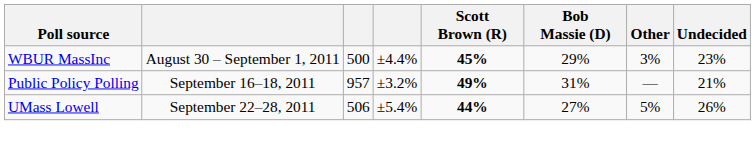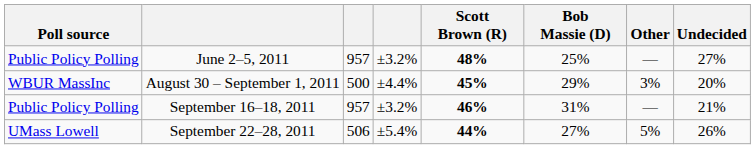+ row: (243, 58)
(712, 58) 23% -> (712, 82) 20%
(472, 82) 49% -> (472, 107) 46%
